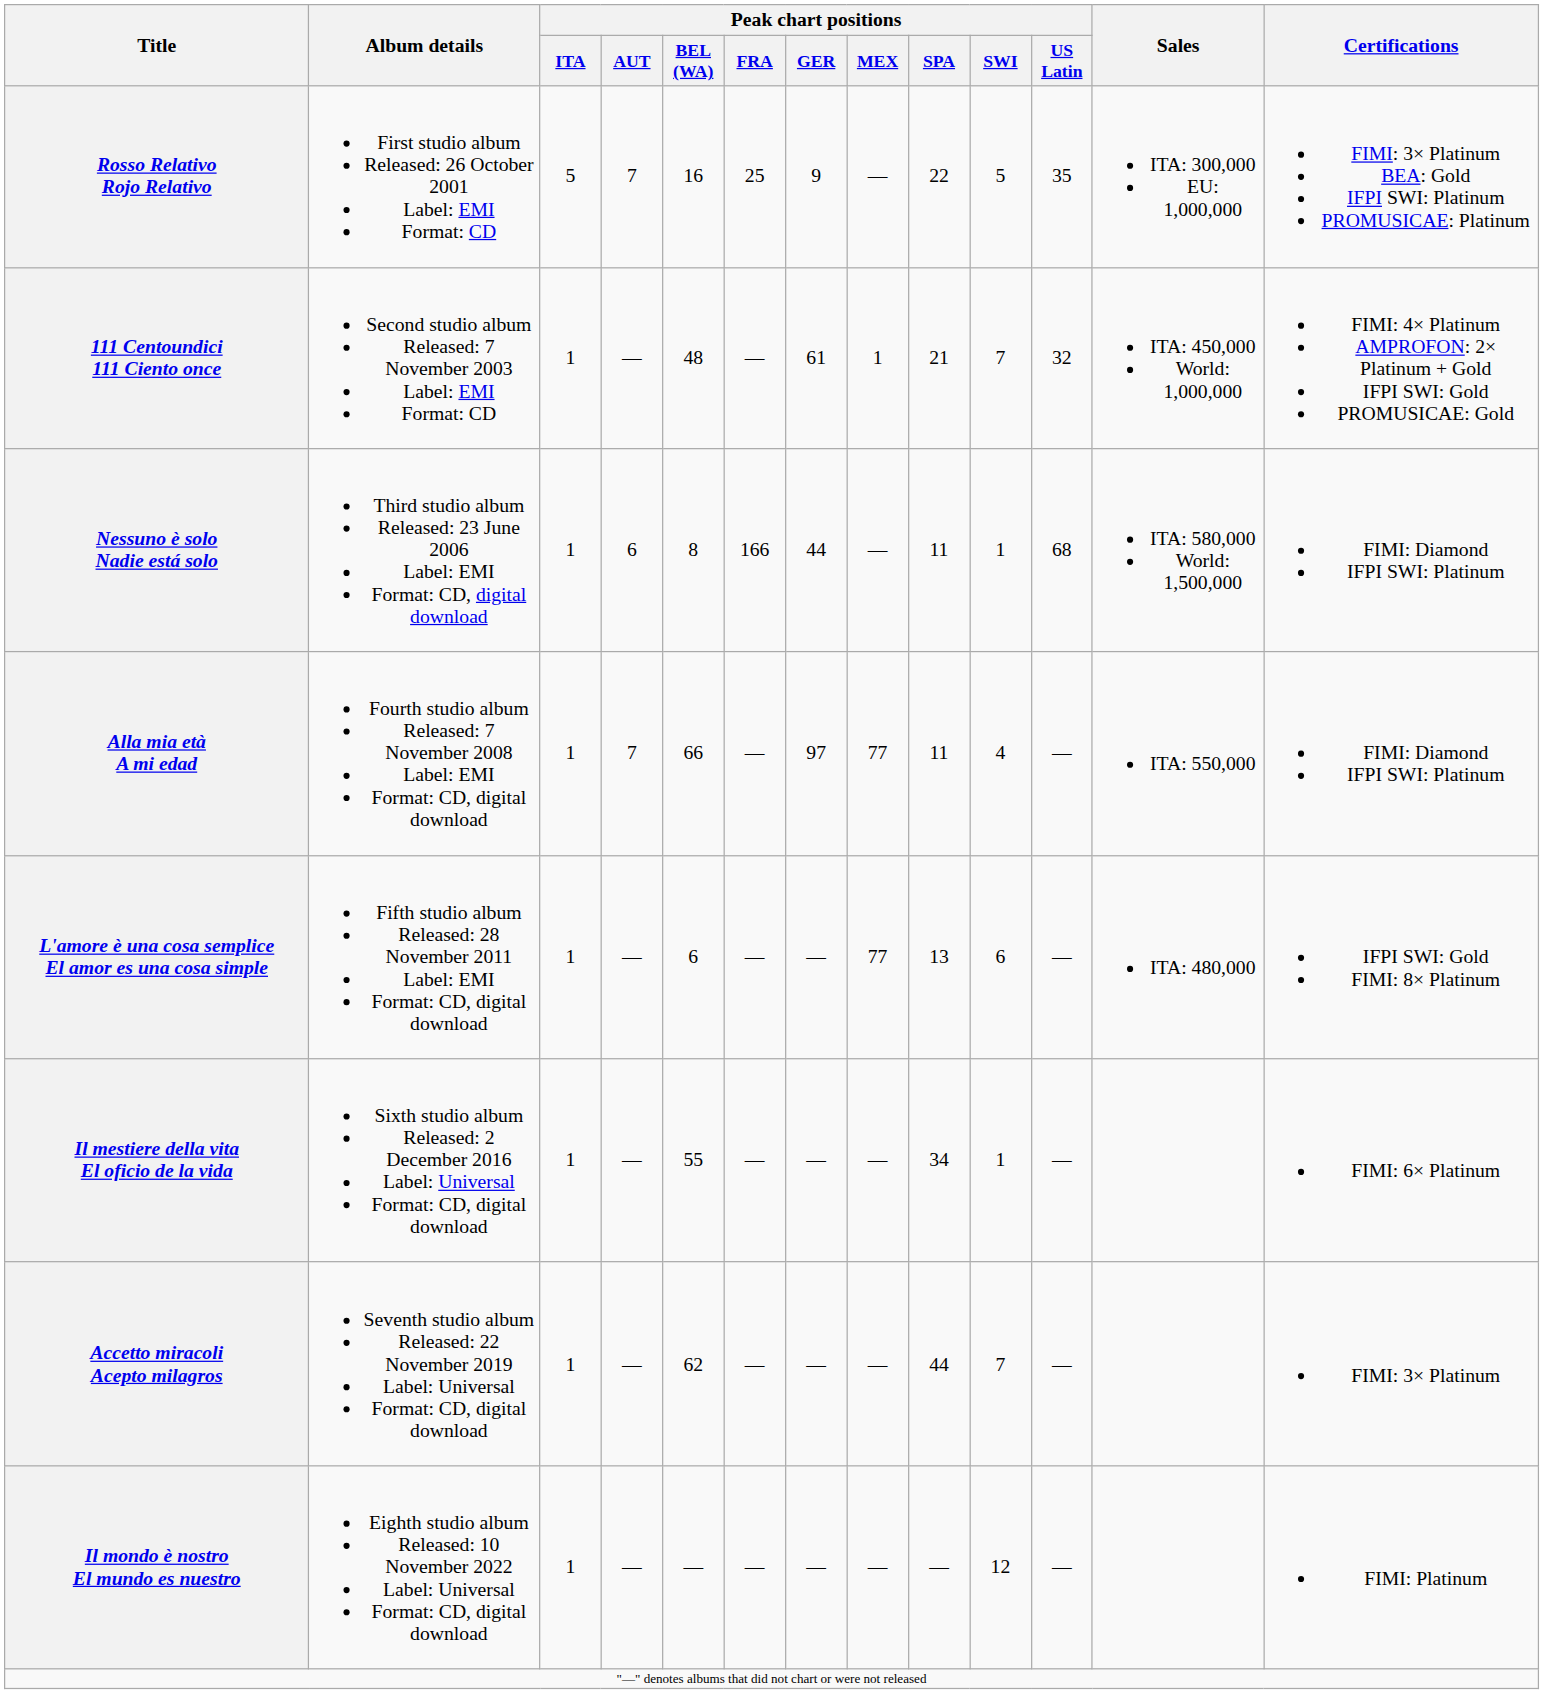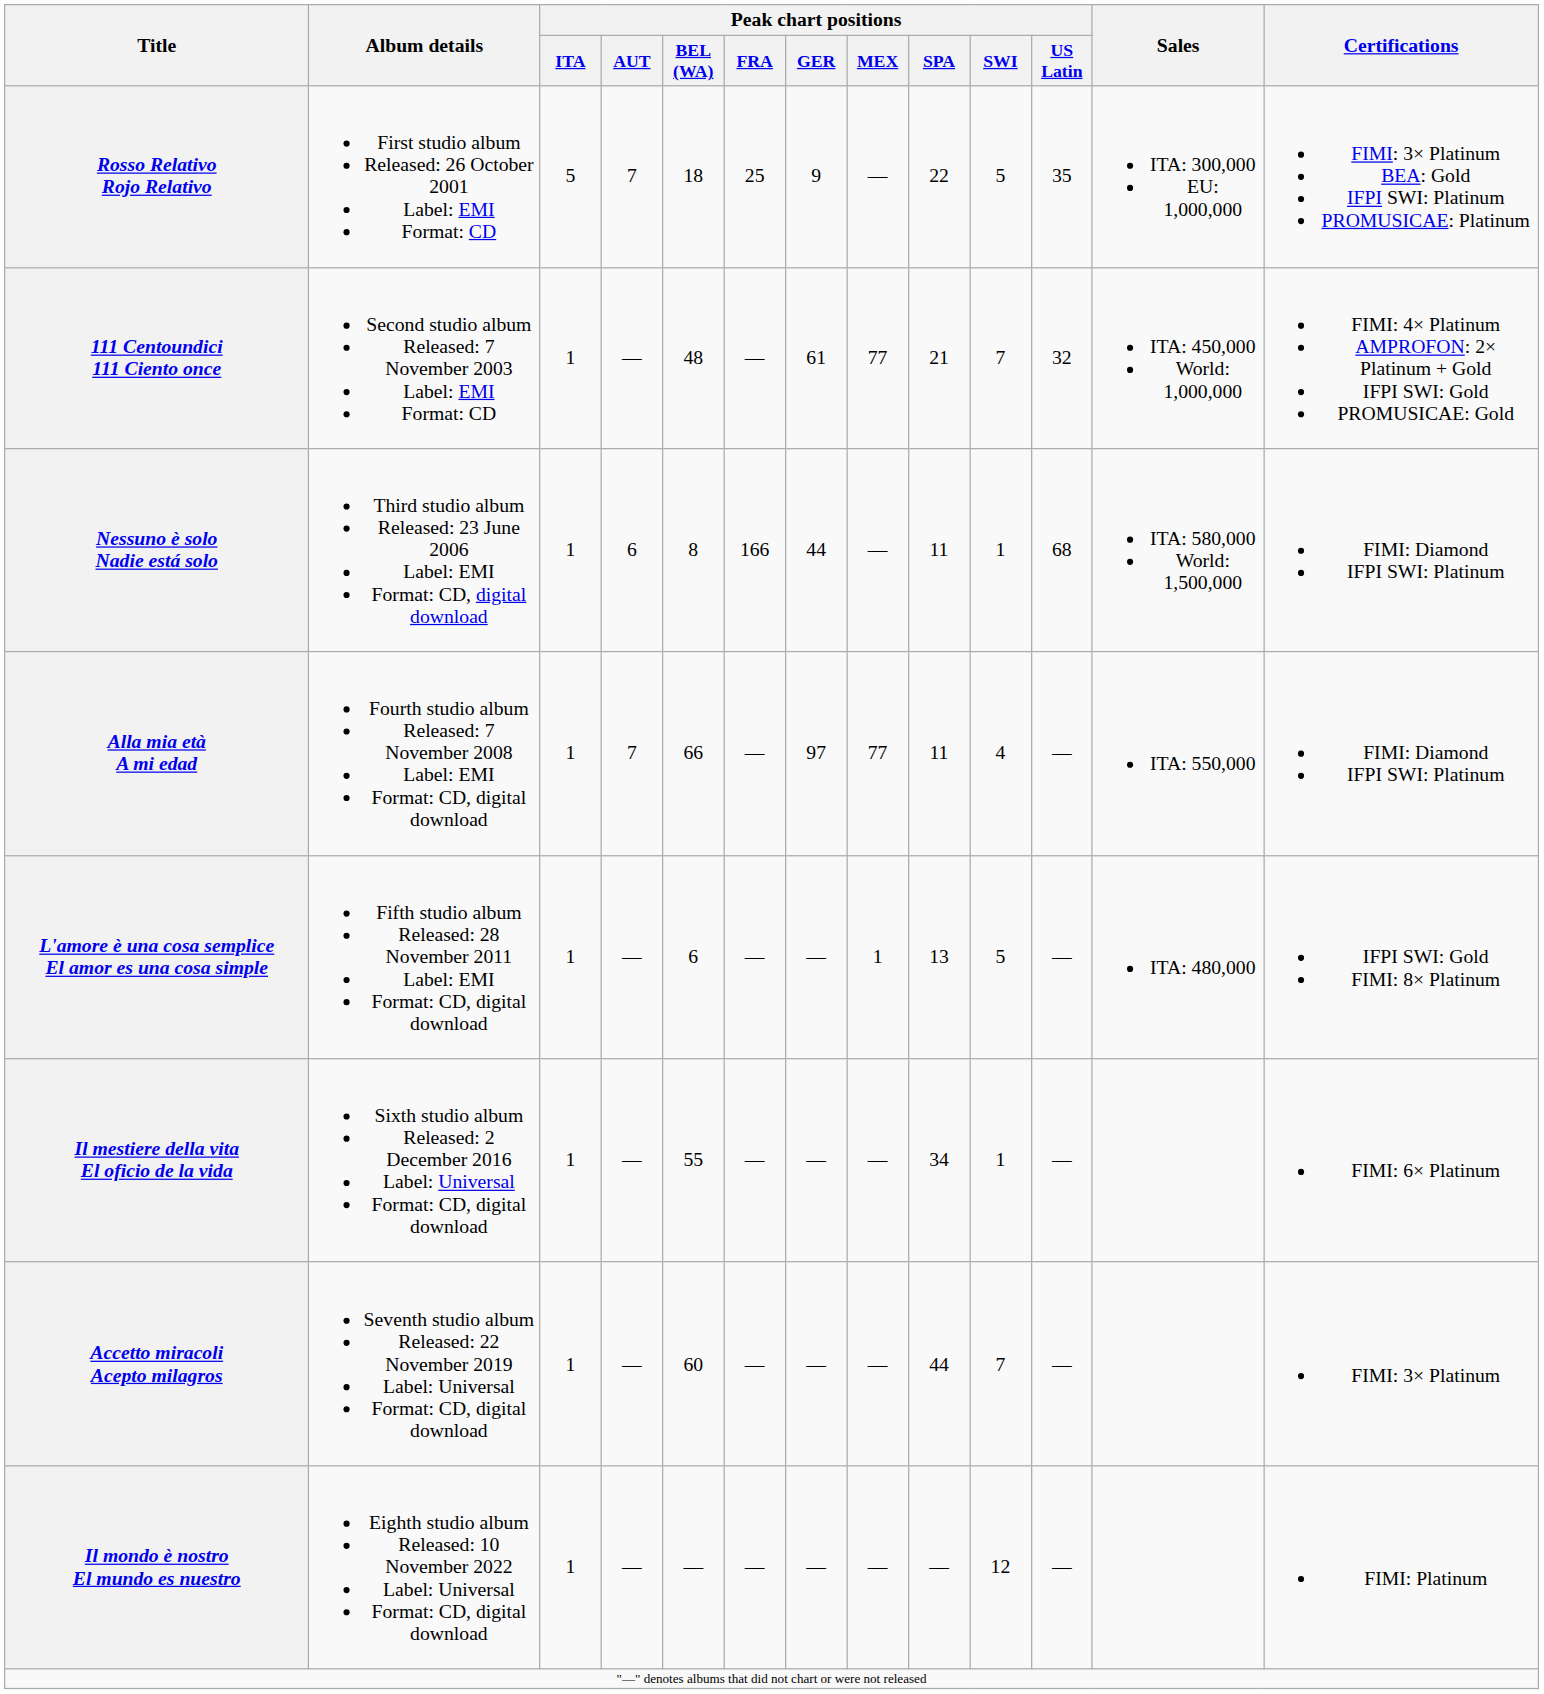(693, 176) 16 -> (693, 176) 18
(878, 357) 1 -> (878, 357) 77
(878, 956) 77 -> (878, 956) 1
(1000, 956) 6 -> (1000, 956) 5
(693, 1363) 62 -> (693, 1363) 60
